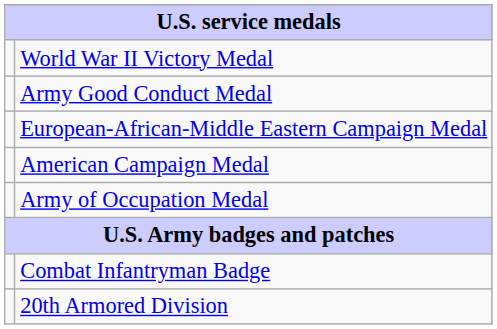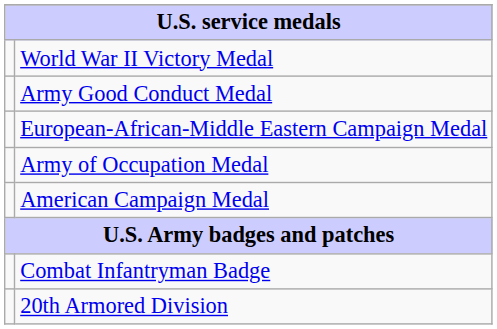rows swapped: (145, 164) <-> (144, 199)
